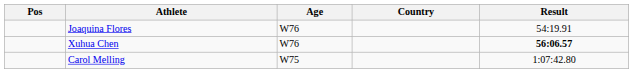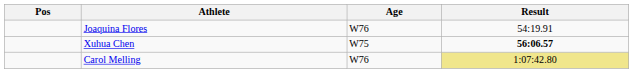- column: (416, 12)
(289, 44) W76 -> (359, 44) W75
(289, 60) W75 -> (359, 60) W76
(554, 60) no background -> (535, 60) khaki background
